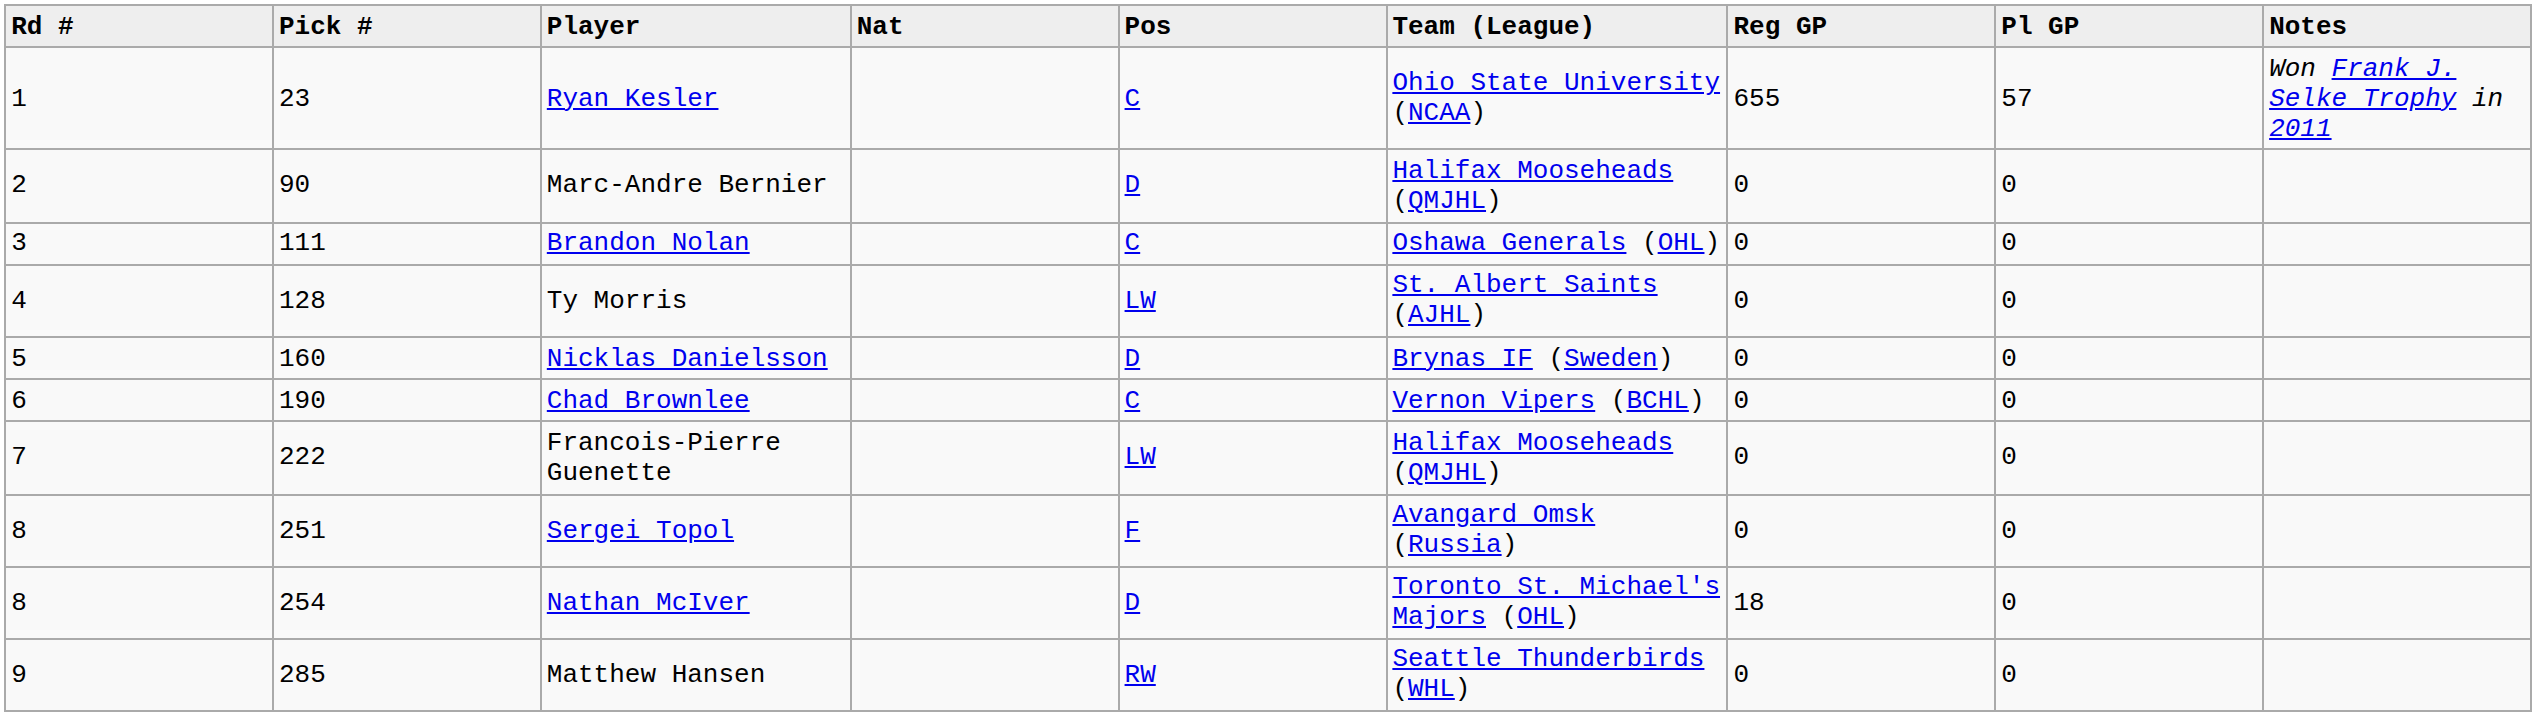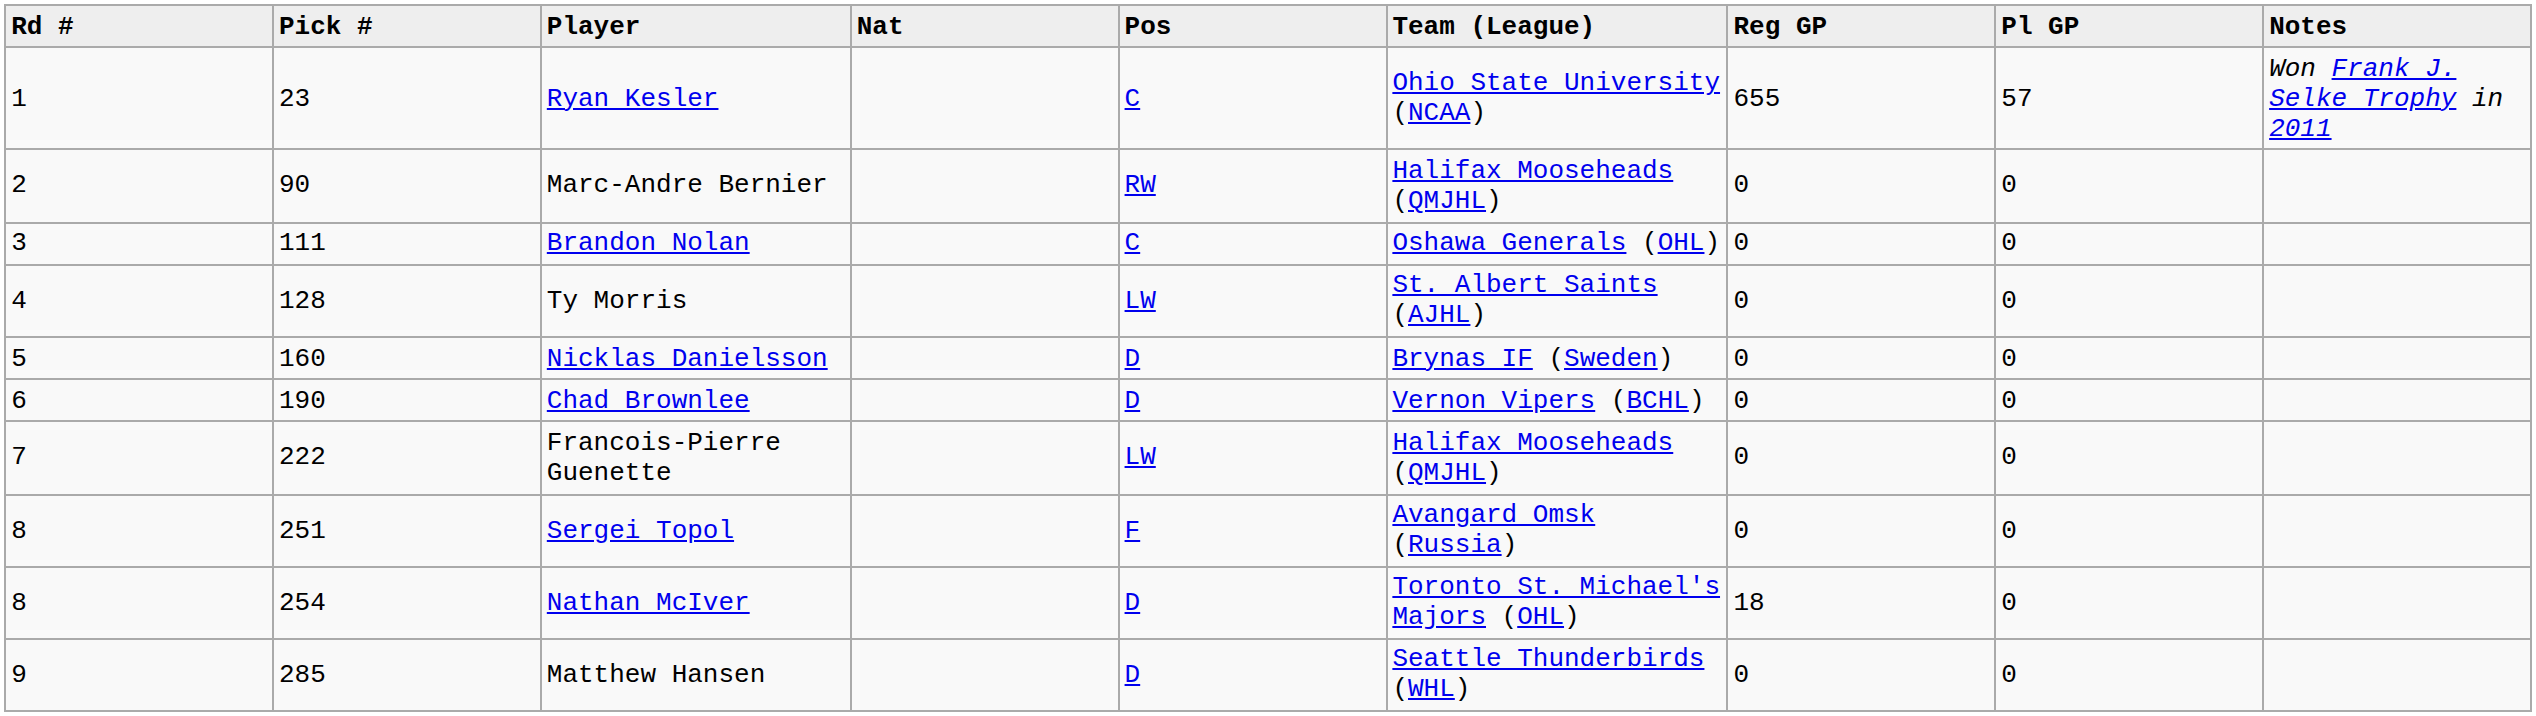(1132, 186) D -> (1140, 186) RW
(1132, 400) C -> (1132, 400) D
(1140, 675) RW -> (1132, 675) D
